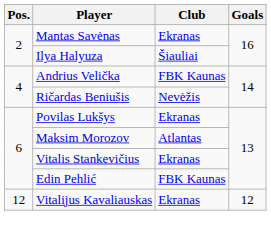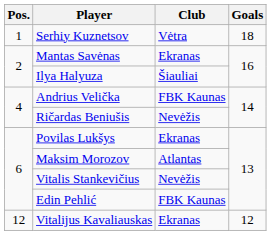+ row: (82, 35)
(179, 158) Ekranas -> (179, 179) Nevėžis
